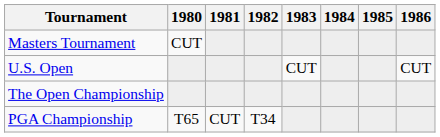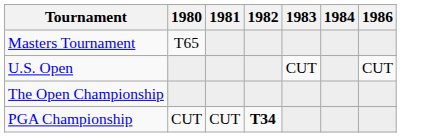- column: (377, 17)
(187, 43) CUT -> (187, 43) T65
(187, 119) T65 -> (187, 119) CUT
(263, 119) normal -> (263, 119) bold
